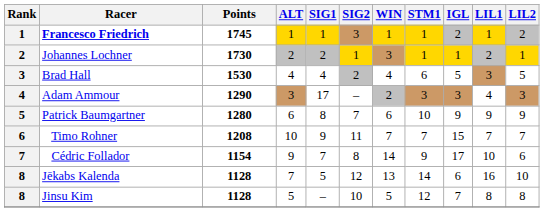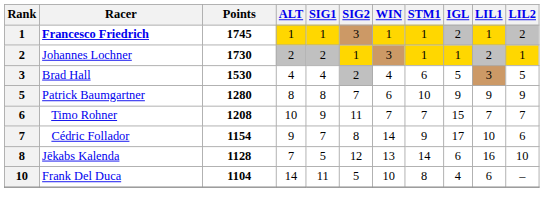- row: (81, 95)
(291, 115) 6 -> (291, 95) 8
- row: (67, 196)
+ row: (82, 176)
